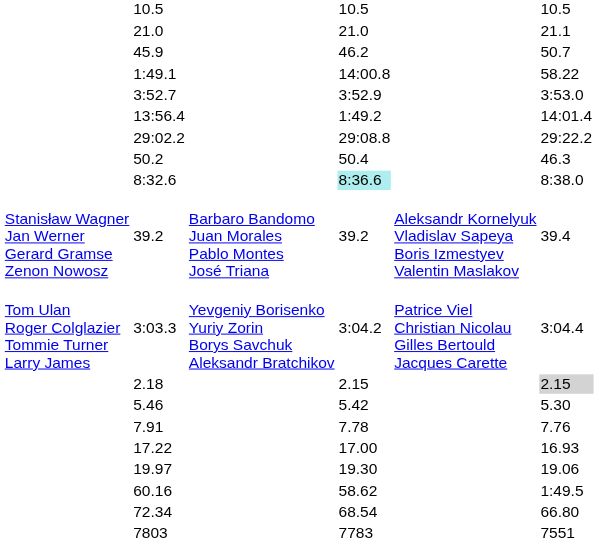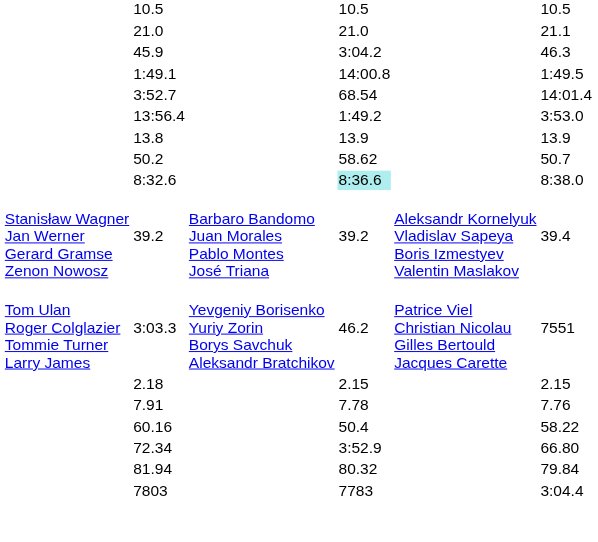(354, 52) 46.2 -> (360, 52) 3:04.2
(556, 52) 50.7 -> (556, 52) 46.3
(560, 73) 58.22 -> (562, 73) 1:49.5
(360, 95) 3:52.9 -> (358, 95) 68.54
(562, 95) 3:53.0 -> (566, 95) 14:01.4
(566, 116) 14:01.4 -> (562, 116) 3:53.0
- row: (159, 137)
+ row: (148, 137)
(354, 159) 50.4 -> (358, 159) 58.62
(556, 159) 46.3 -> (556, 159) 50.7
(360, 327) 3:04.2 -> (354, 327) 46.2
(562, 327) 3:04.4 -> (558, 327) 7551
(556, 384) lightgrey background -> (556, 384) no background
- row: (148, 405)
- row: (153, 448)
- row: (153, 469)
(358, 490) 58.62 -> (354, 426) 50.4
(562, 490) 1:49.5 -> (560, 426) 58.22
(358, 512) 68.54 -> (360, 448) 3:52.9
+ row: (153, 469)
(558, 533) 7551 -> (562, 490) 3:04.4
